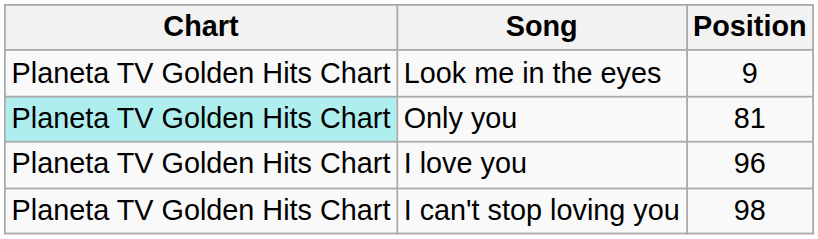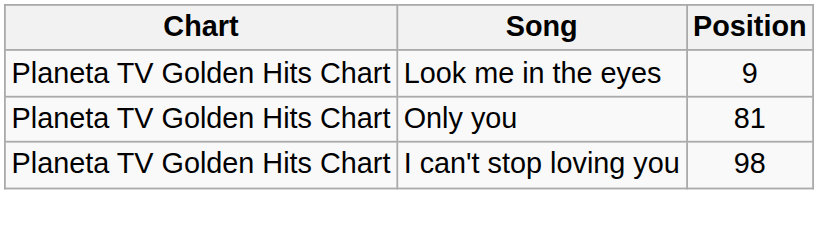(201, 118) paleturquoise background -> (201, 118) no background
- row: (465, 164)
